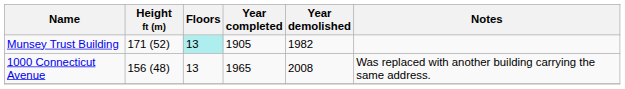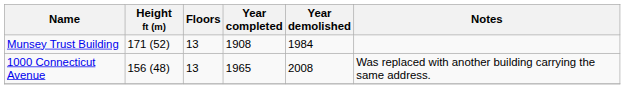(192, 44) paleturquoise background -> (192, 44) no background
(238, 44) 1905 -> (238, 44) 1908
(301, 44) 1982 -> (301, 44) 1984
